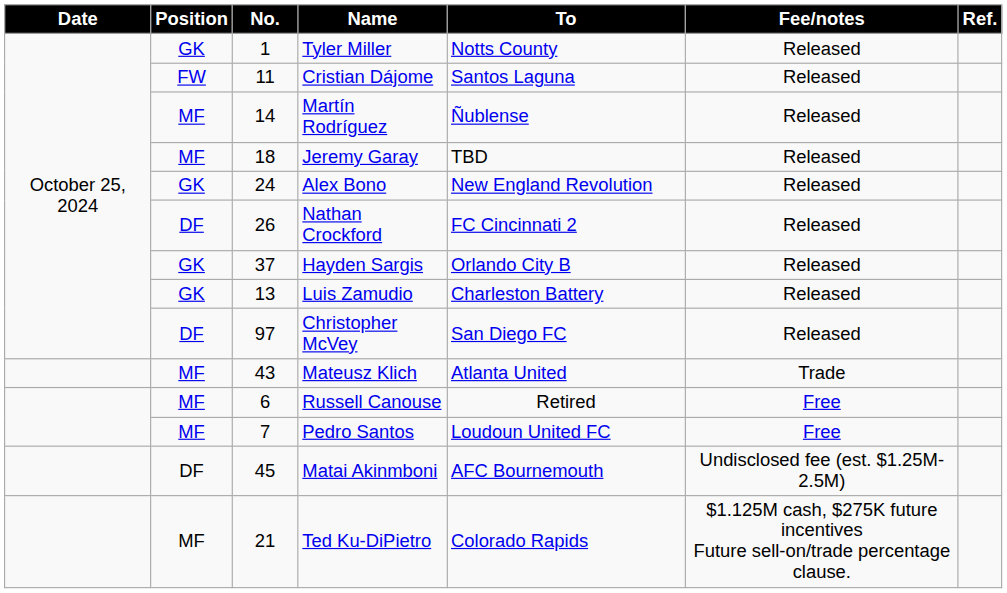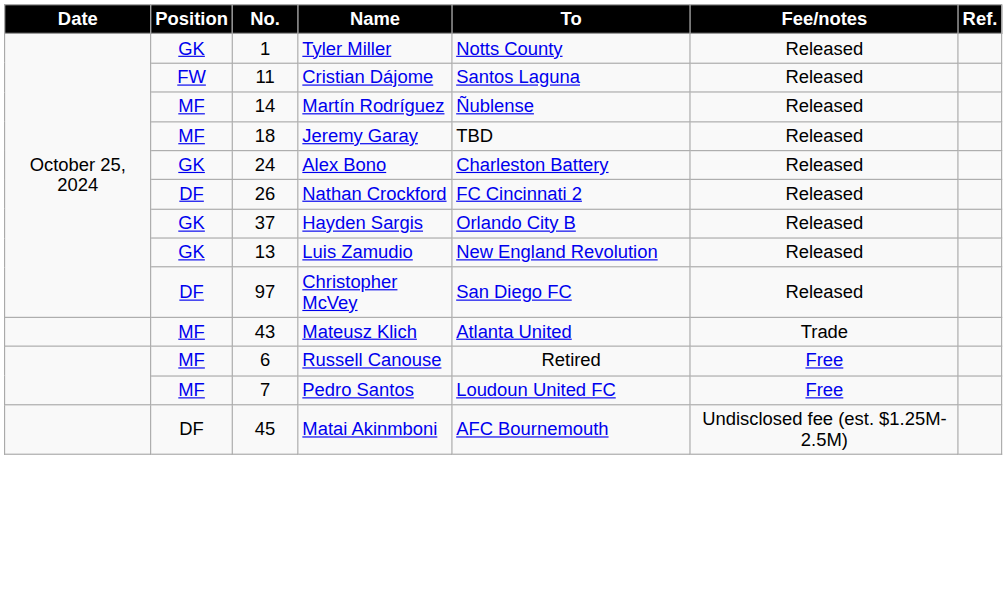(552, 185) New England Revolution -> (532, 164) Charleston Battery
(527, 293) Charleston Battery -> (557, 252) New England Revolution
- row: (367, 541)
